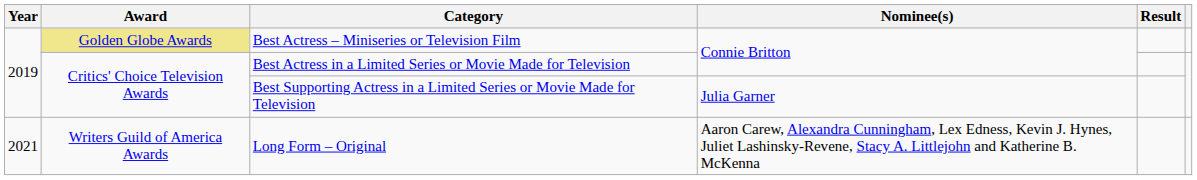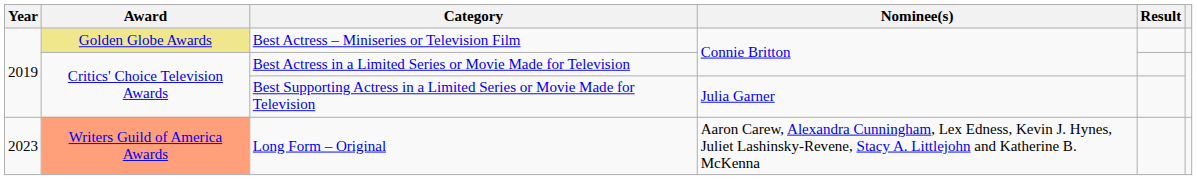(23, 145) 2021 -> (23, 145) 2023
(145, 145) no background -> (145, 145) lightsalmon background
